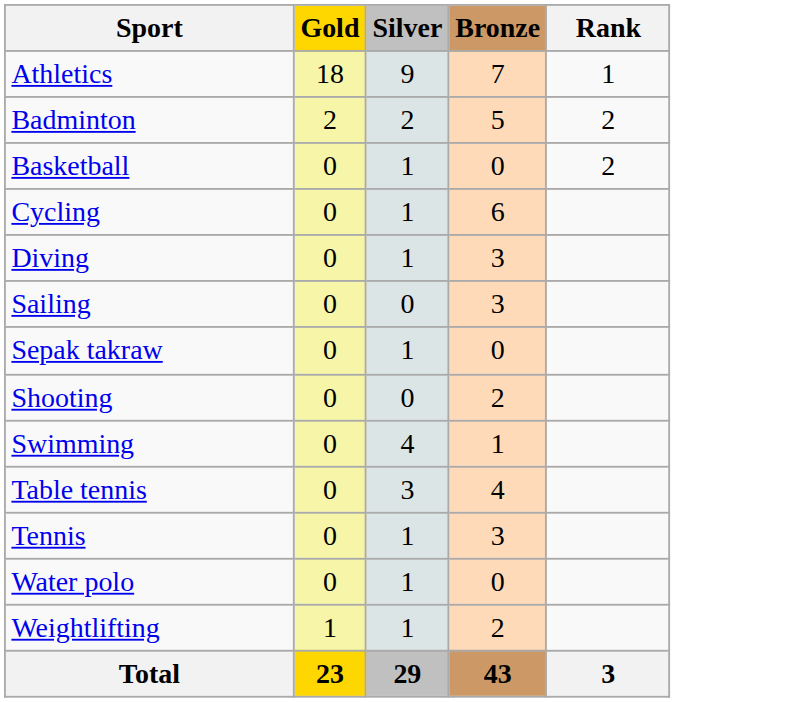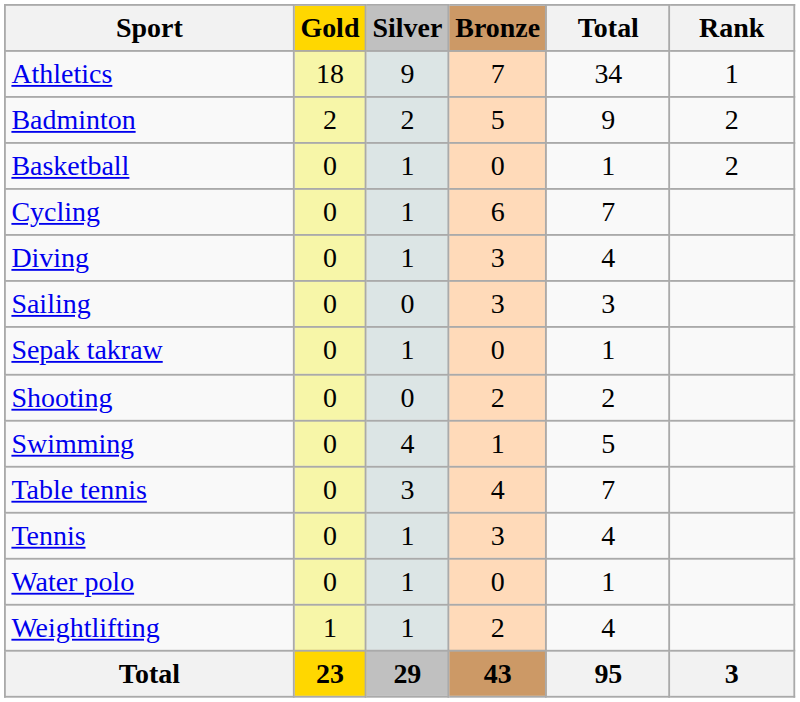+ column: (608, 27)
